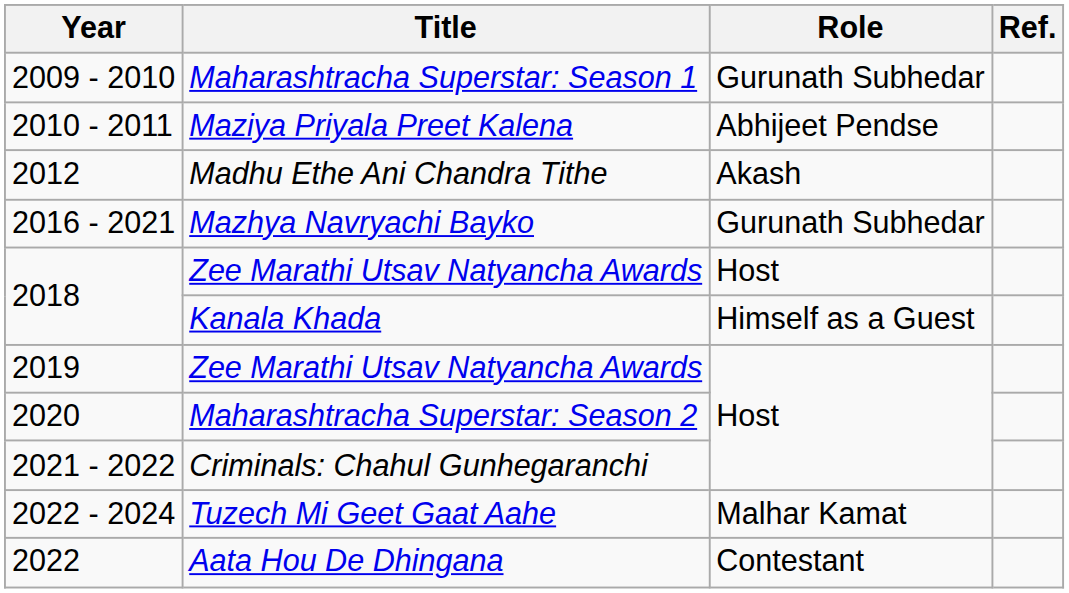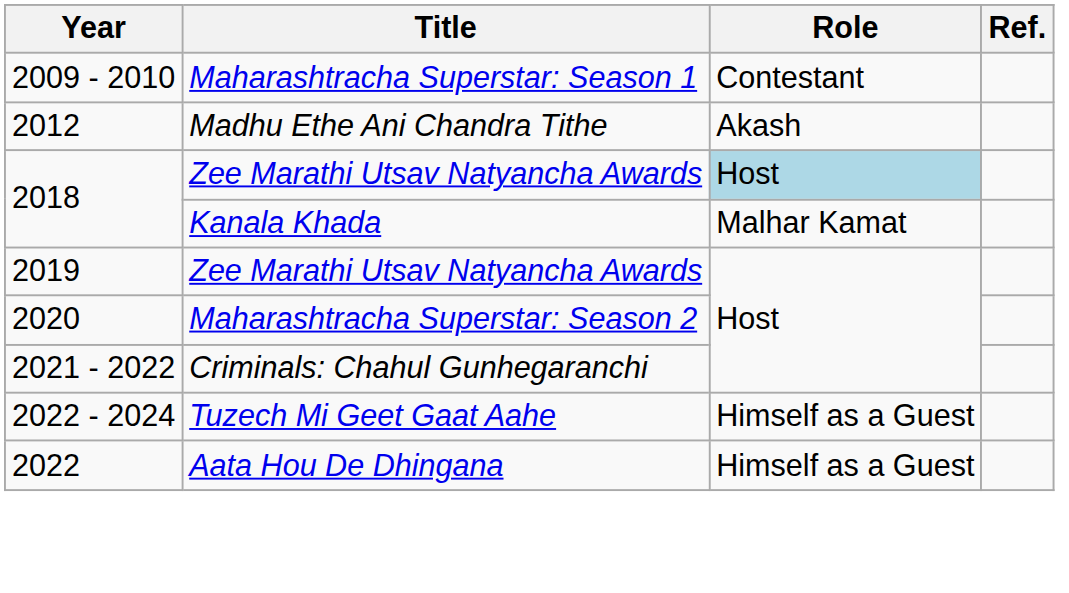(850, 77) Gurunath Subhedar -> (790, 77) Contestant
- row: (92, 125)
- row: (94, 222)
(748, 271) no background -> (748, 174) lightblue background
(845, 319) Himself as a Guest -> (811, 222) Malhar Kamat
(811, 513) Malhar Kamat -> (845, 416) Himself as a Guest
(790, 561) Contestant -> (845, 464) Himself as a Guest
